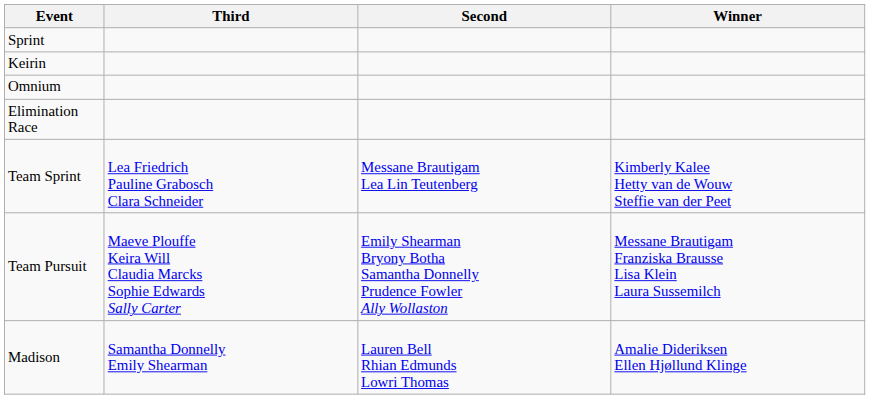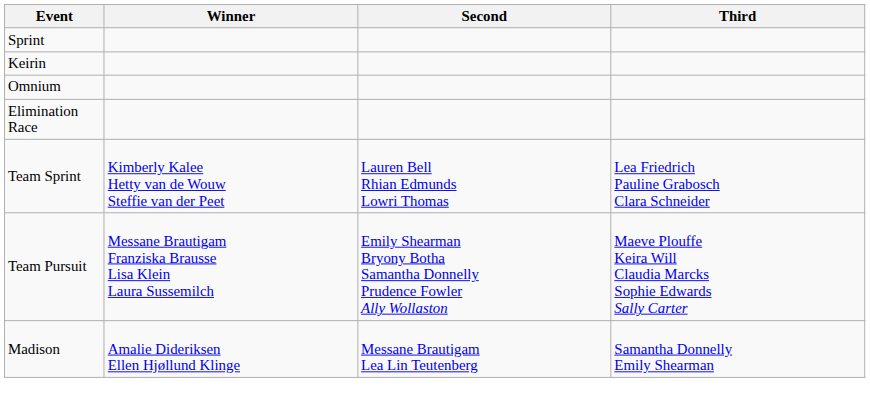columns swapped: (738, 16) <-> (231, 16)
(420, 176) Messane Brautigam Lea Lin Teutenberg -> (409, 184) Lauren Bell Rhian Edmunds Lowri Thomas
(409, 365) Lauren Bell Rhian Edmunds Lowri Thomas -> (420, 357) Messane Brautigam Lea Lin Teutenberg
